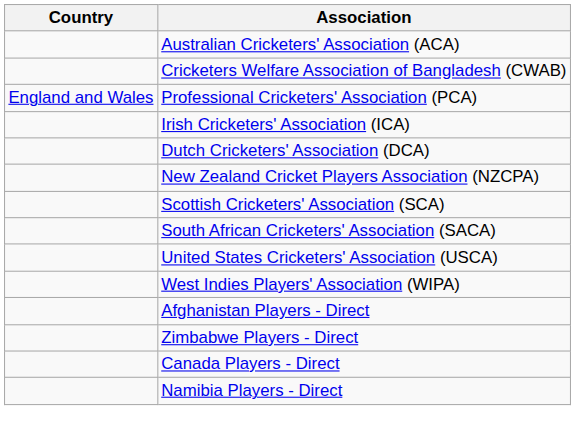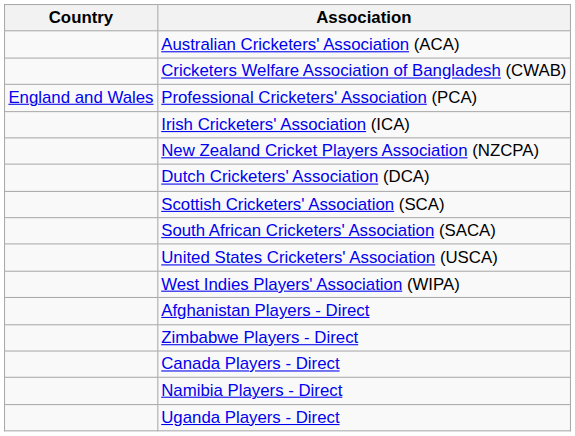rows swapped: (295, 151) <-> (350, 177)
+ row: (250, 417)
